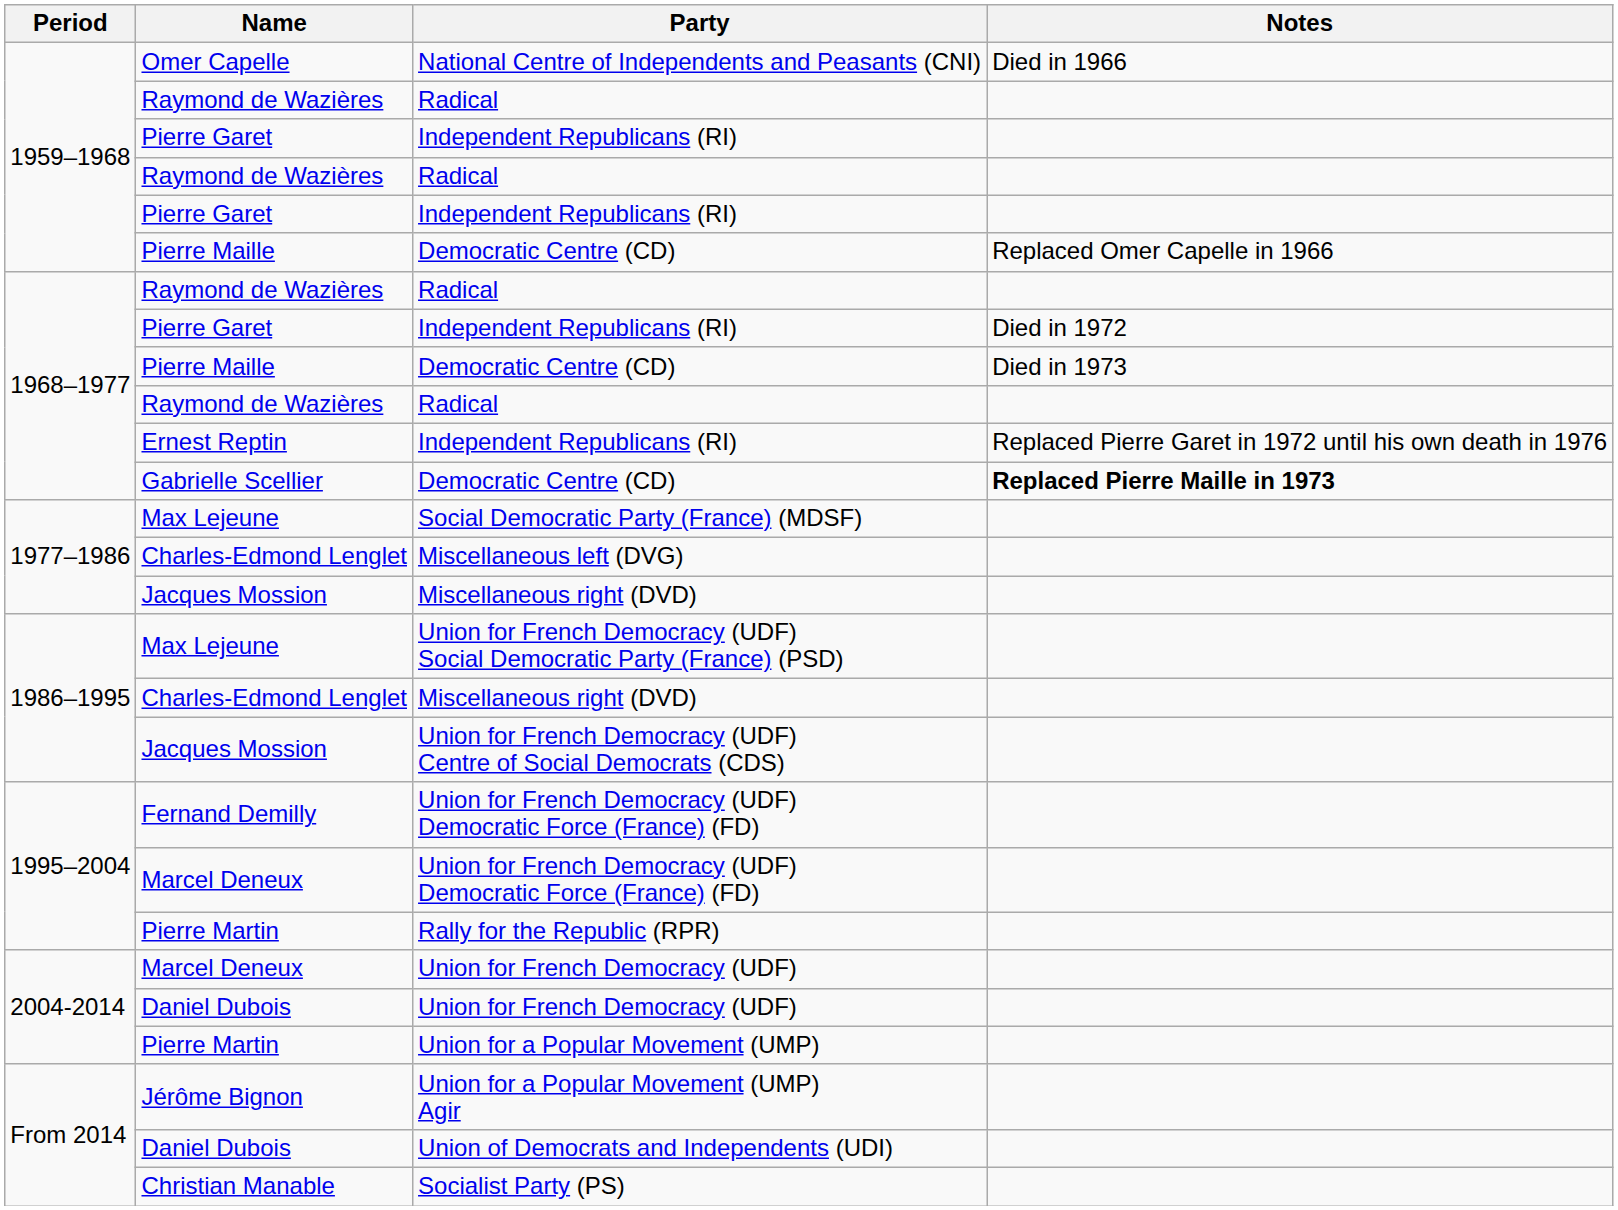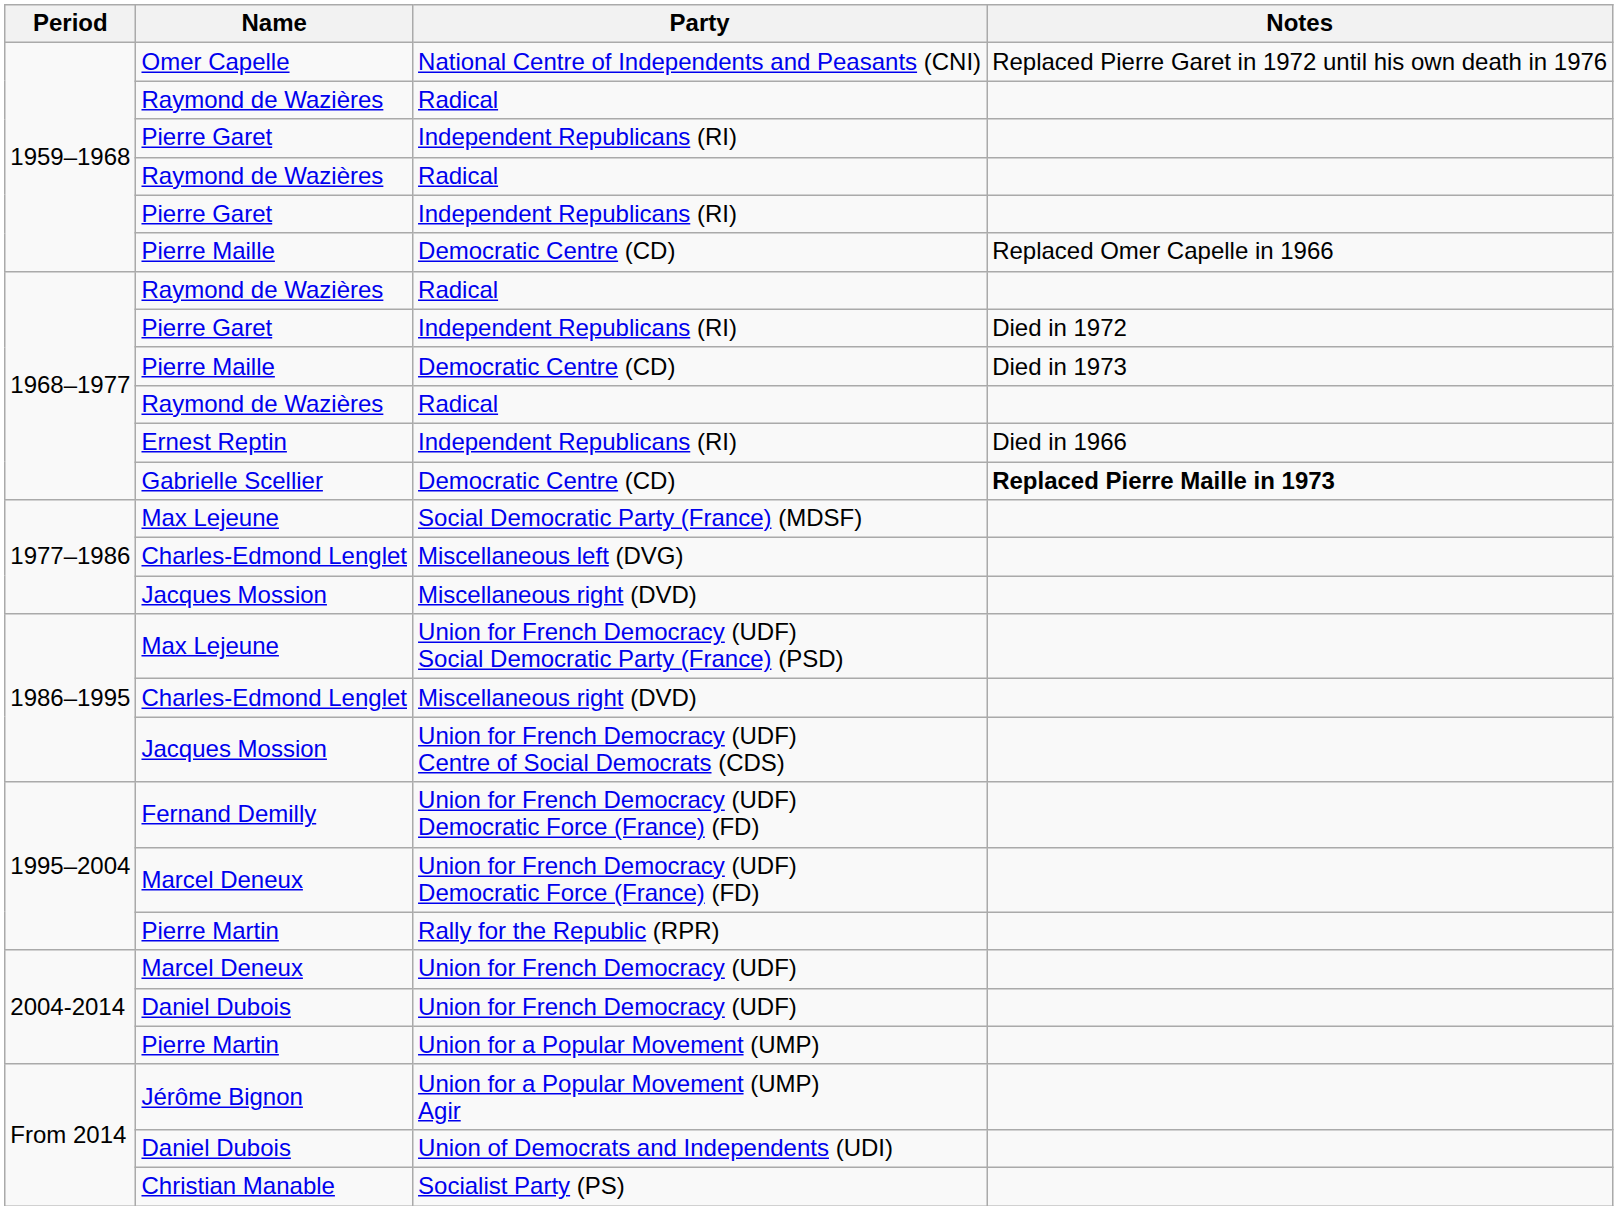(1060, 61) Died in 1966 -> (1300, 61) Replaced Pierre Garet in 1972 until his own death in 1976
(1300, 442) Replaced Pierre Garet in 1972 until his own death in 1976 -> (1060, 442) Died in 1966
